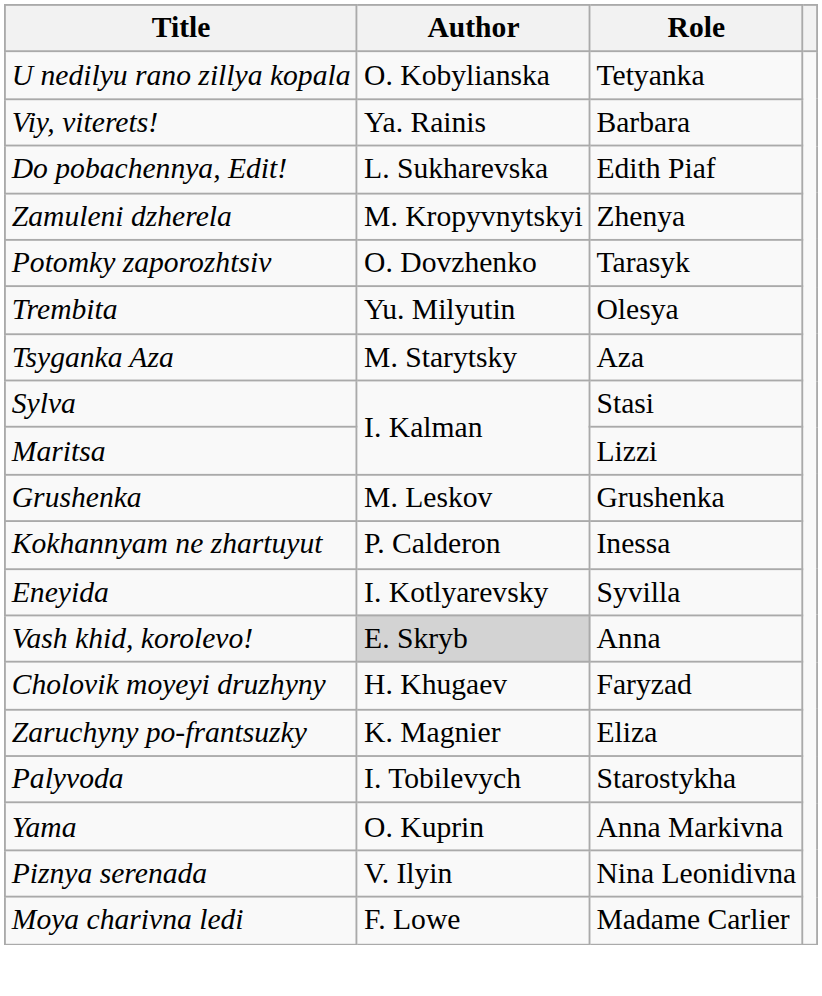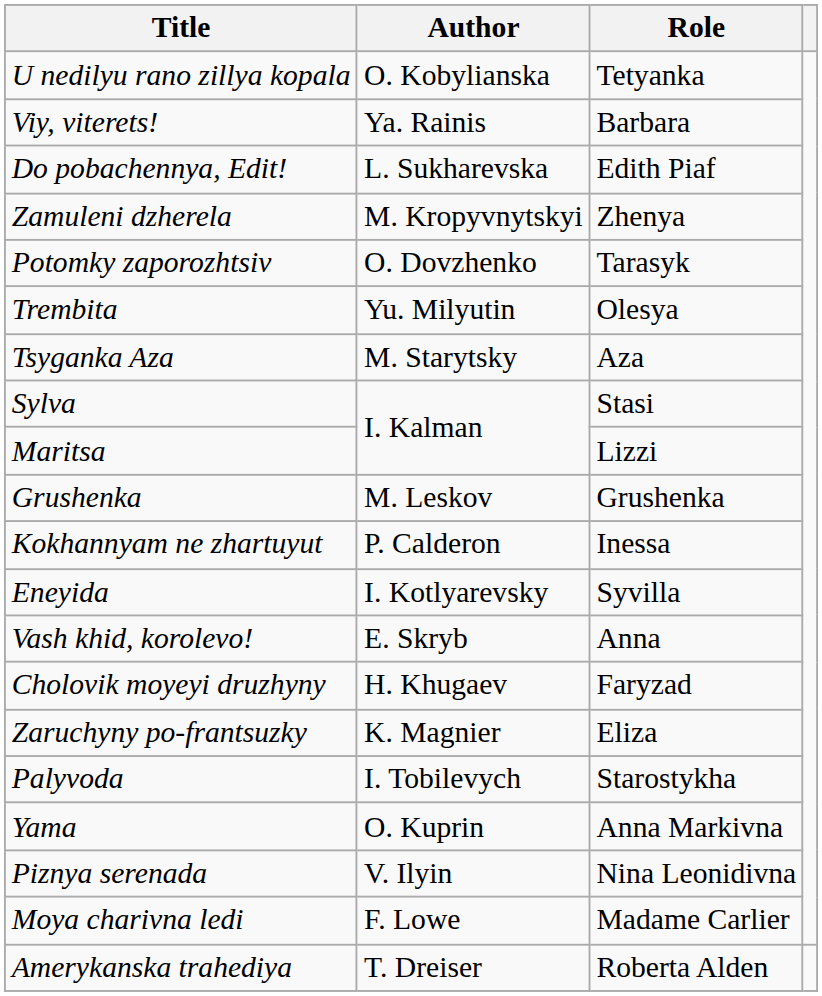(416, 638) lightgrey background -> (416, 638) no background
+ row: (152, 966)
